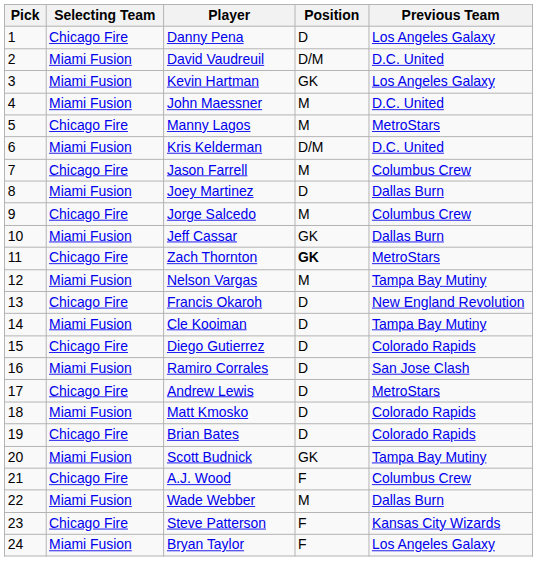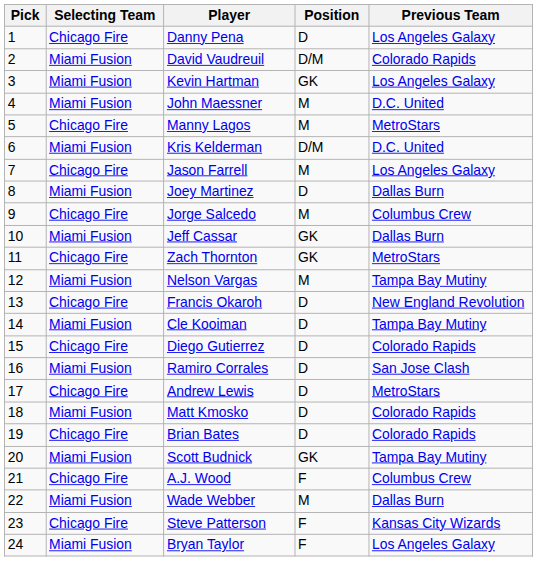(408, 59) D.C. United -> (424, 59) Colorado Rapids
(421, 170) Columbus Crew -> (433, 170) Los Angeles Galaxy
(308, 258) bold -> (308, 258) normal
